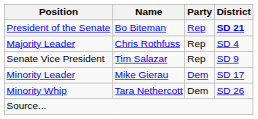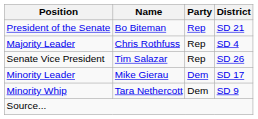(230, 28) bold -> (230, 28) normal
(228, 59) SD 9 -> (230, 59) SD 26
(230, 91) SD 26 -> (228, 91) SD 9
